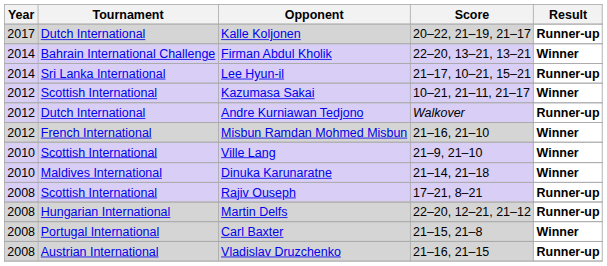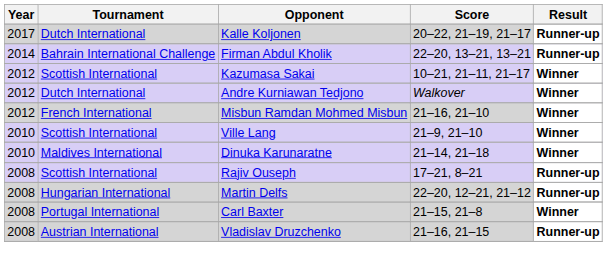(558, 54) Winner -> (568, 54) Runner-up
- row: (253, 74)
(568, 113) Runner-up -> (558, 93) Winner
